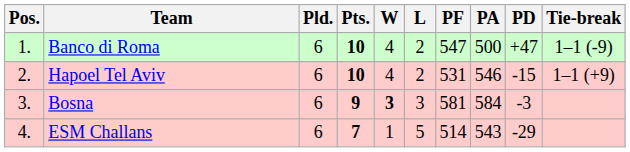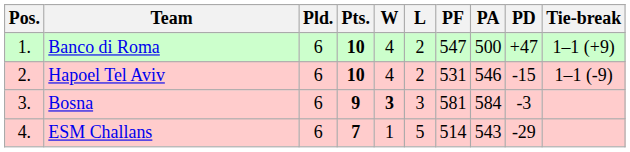(584, 47) 1–1 (-9) -> (584, 47) 1–1 (+9)
(584, 75) 1–1 (+9) -> (584, 75) 1–1 (-9)
